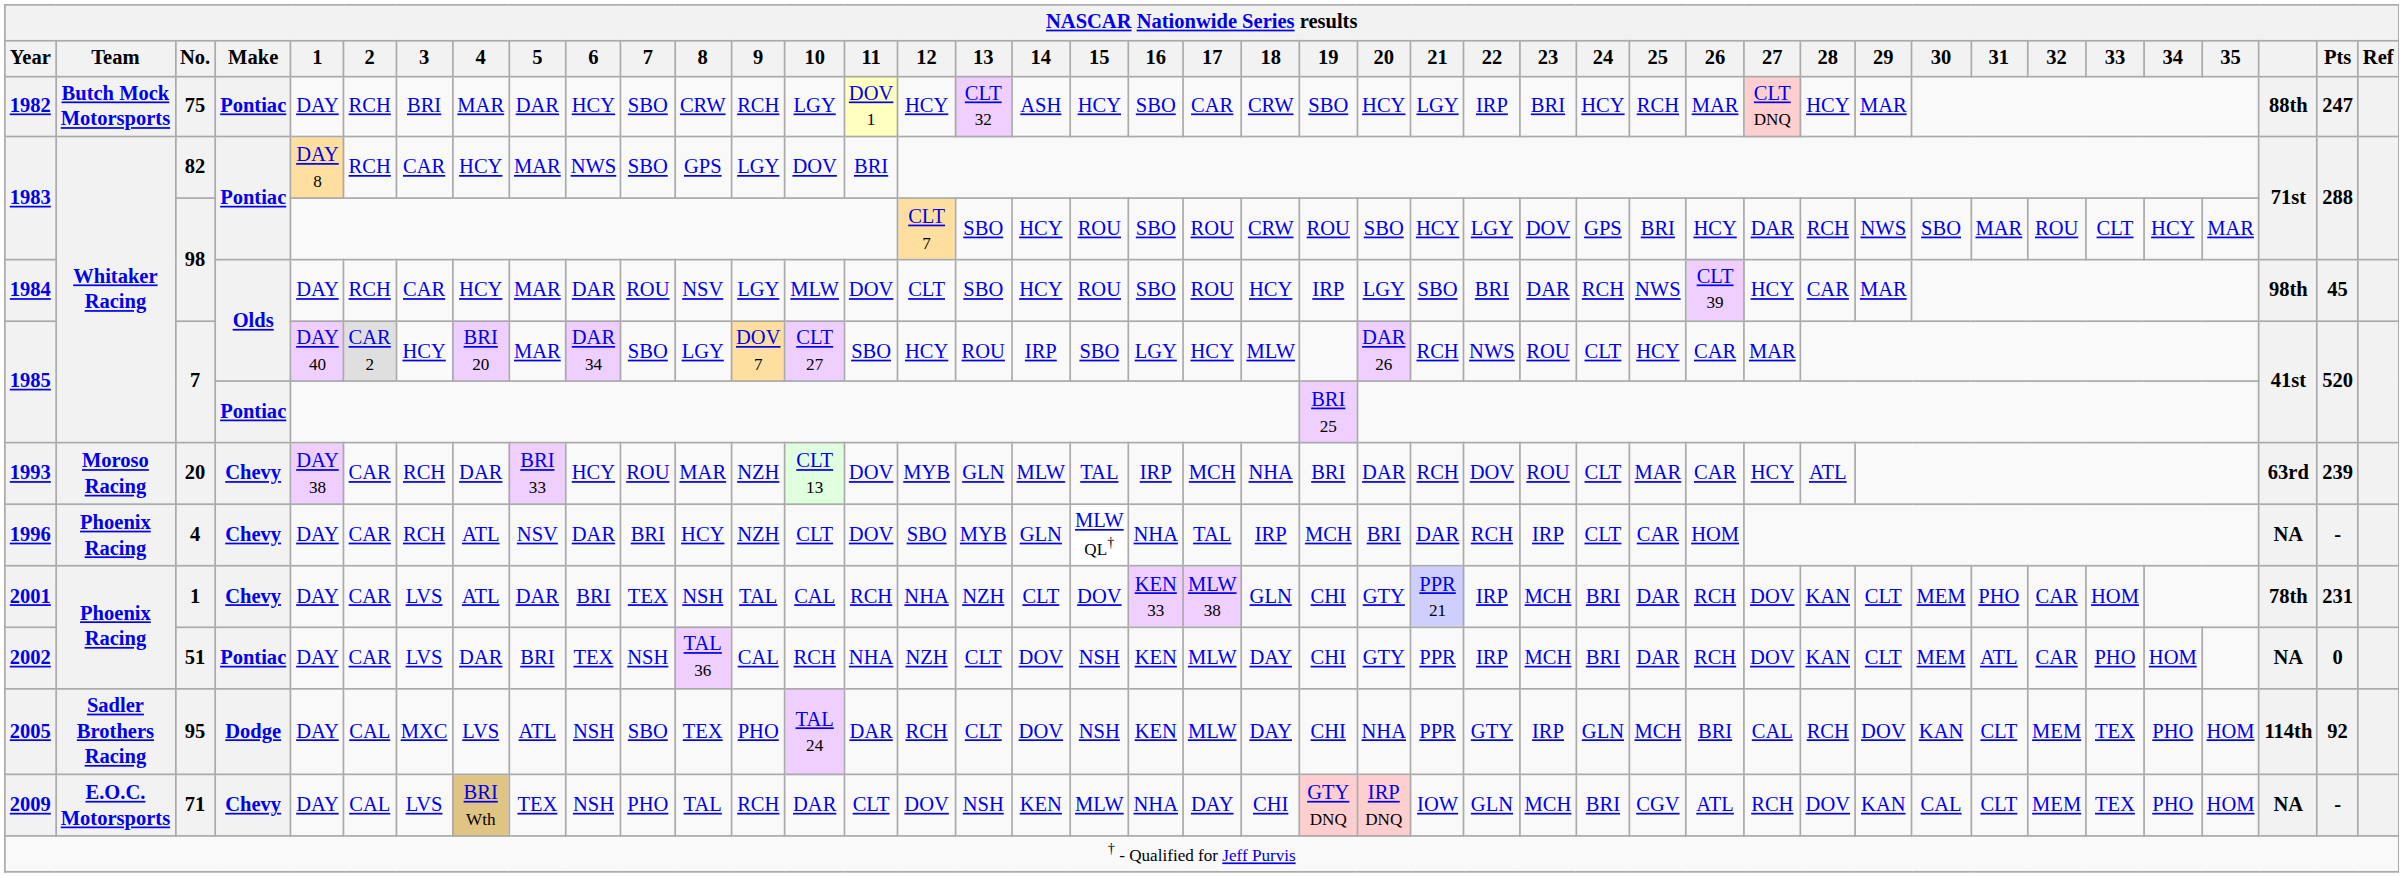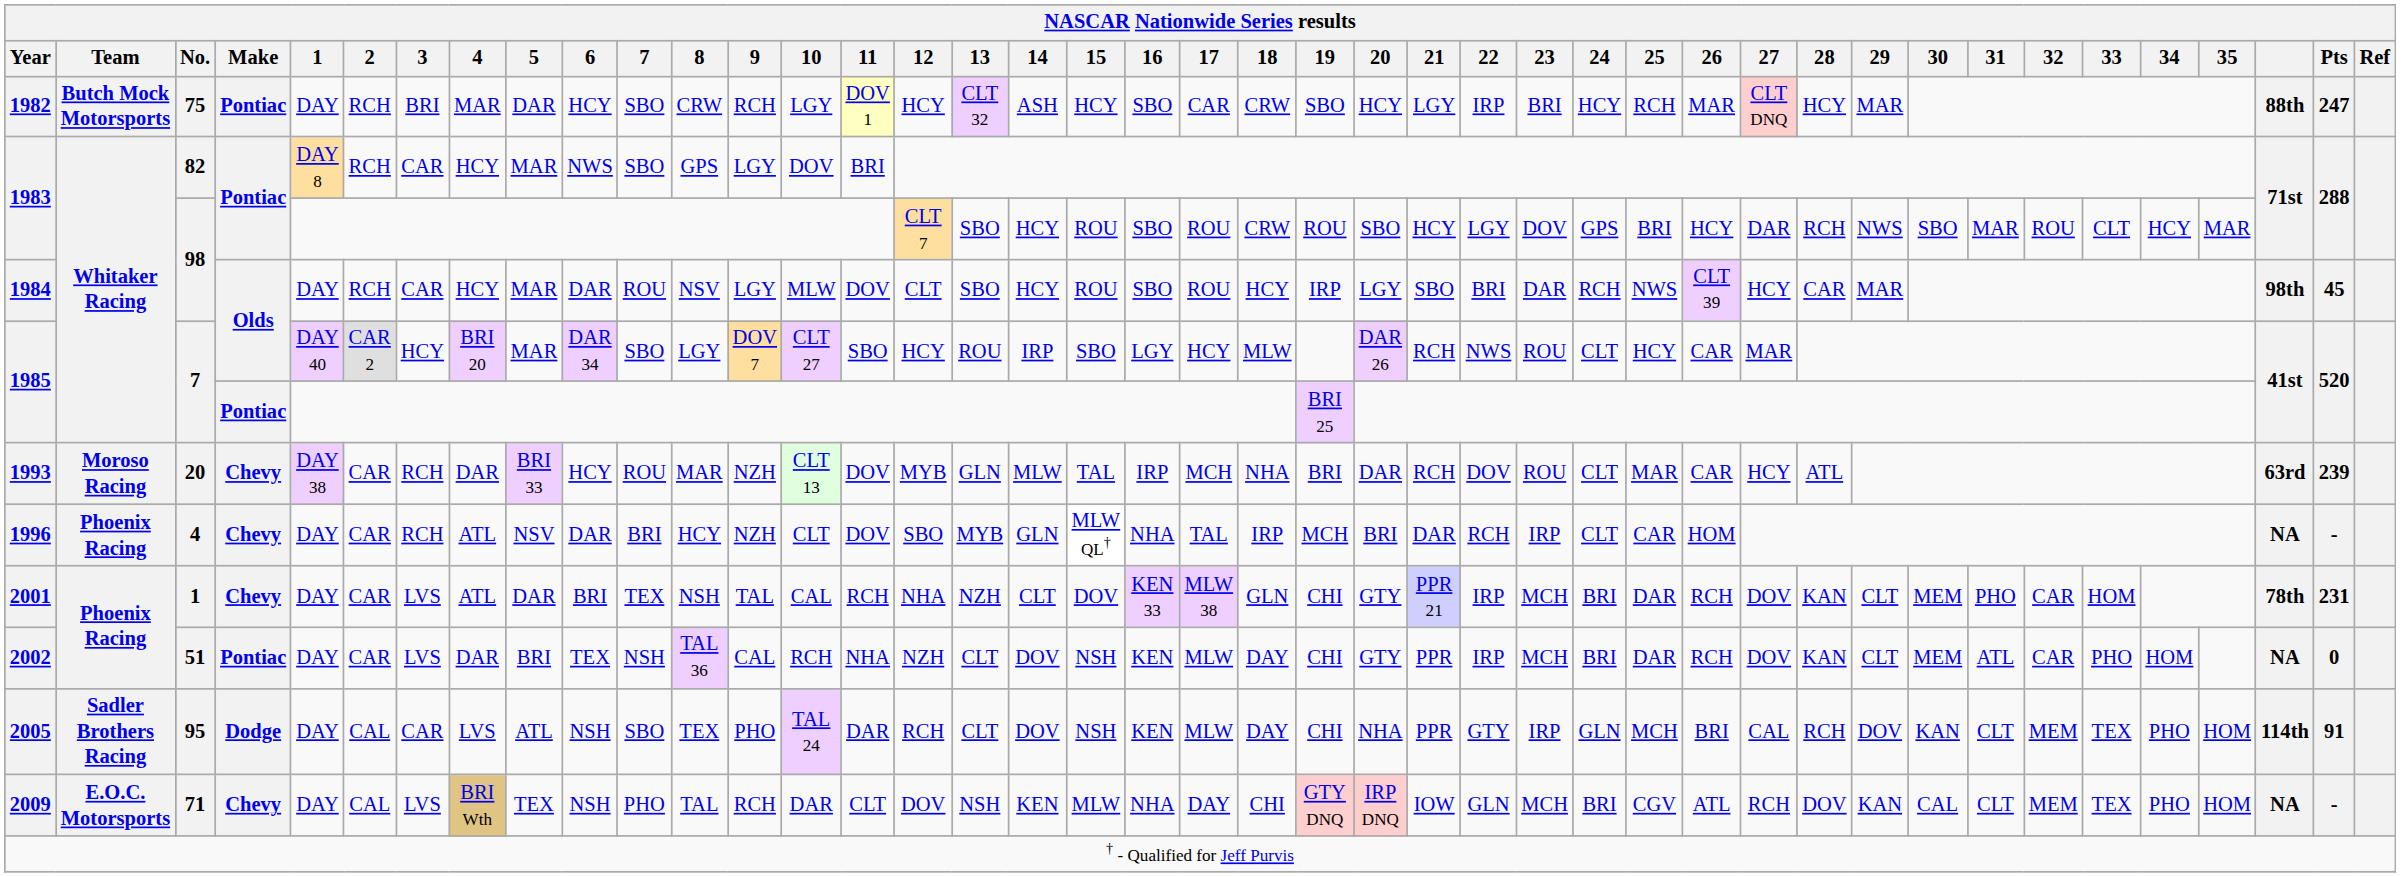(424, 731) MXC -> (422, 731) CAR
(2338, 731) 92 -> (2334, 731) 91
